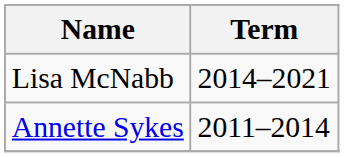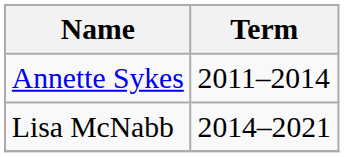rows swapped: (98, 126) <-> (93, 77)
